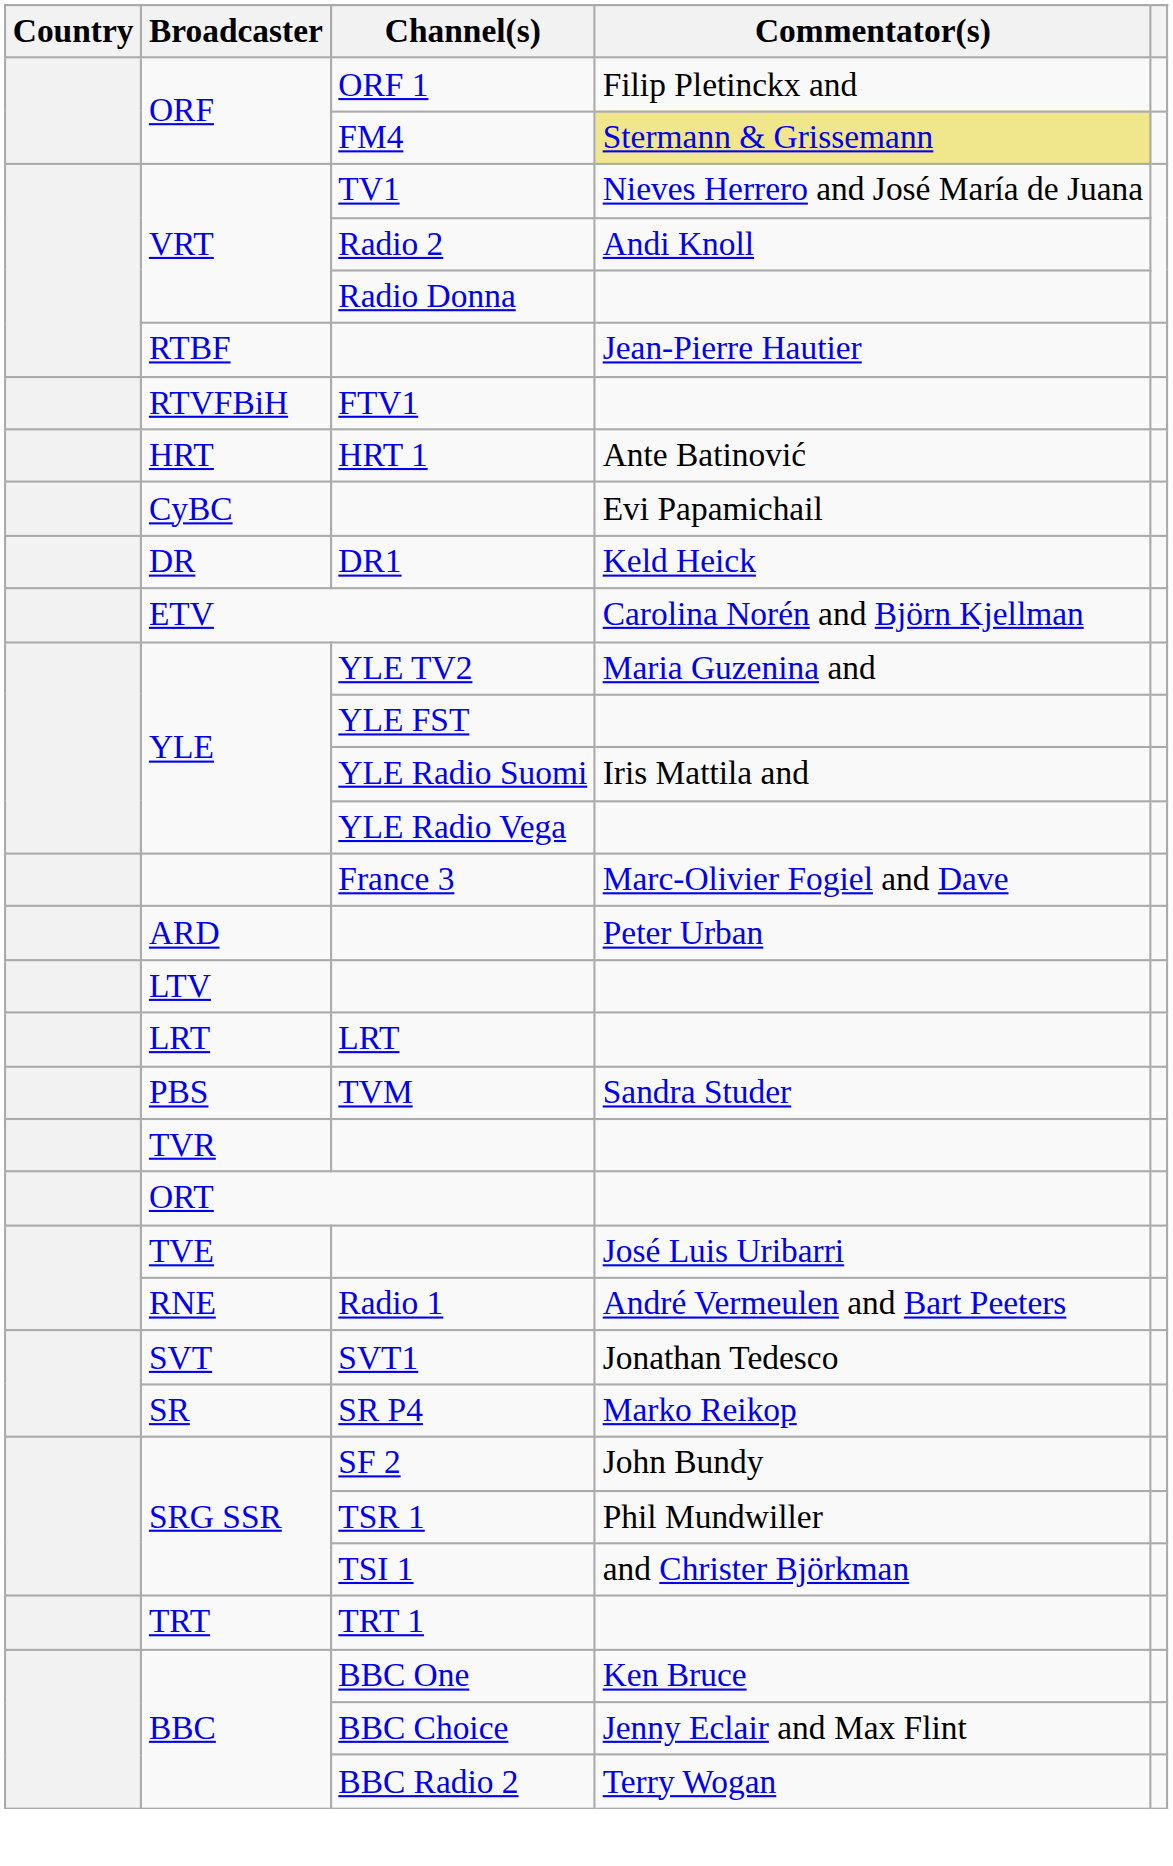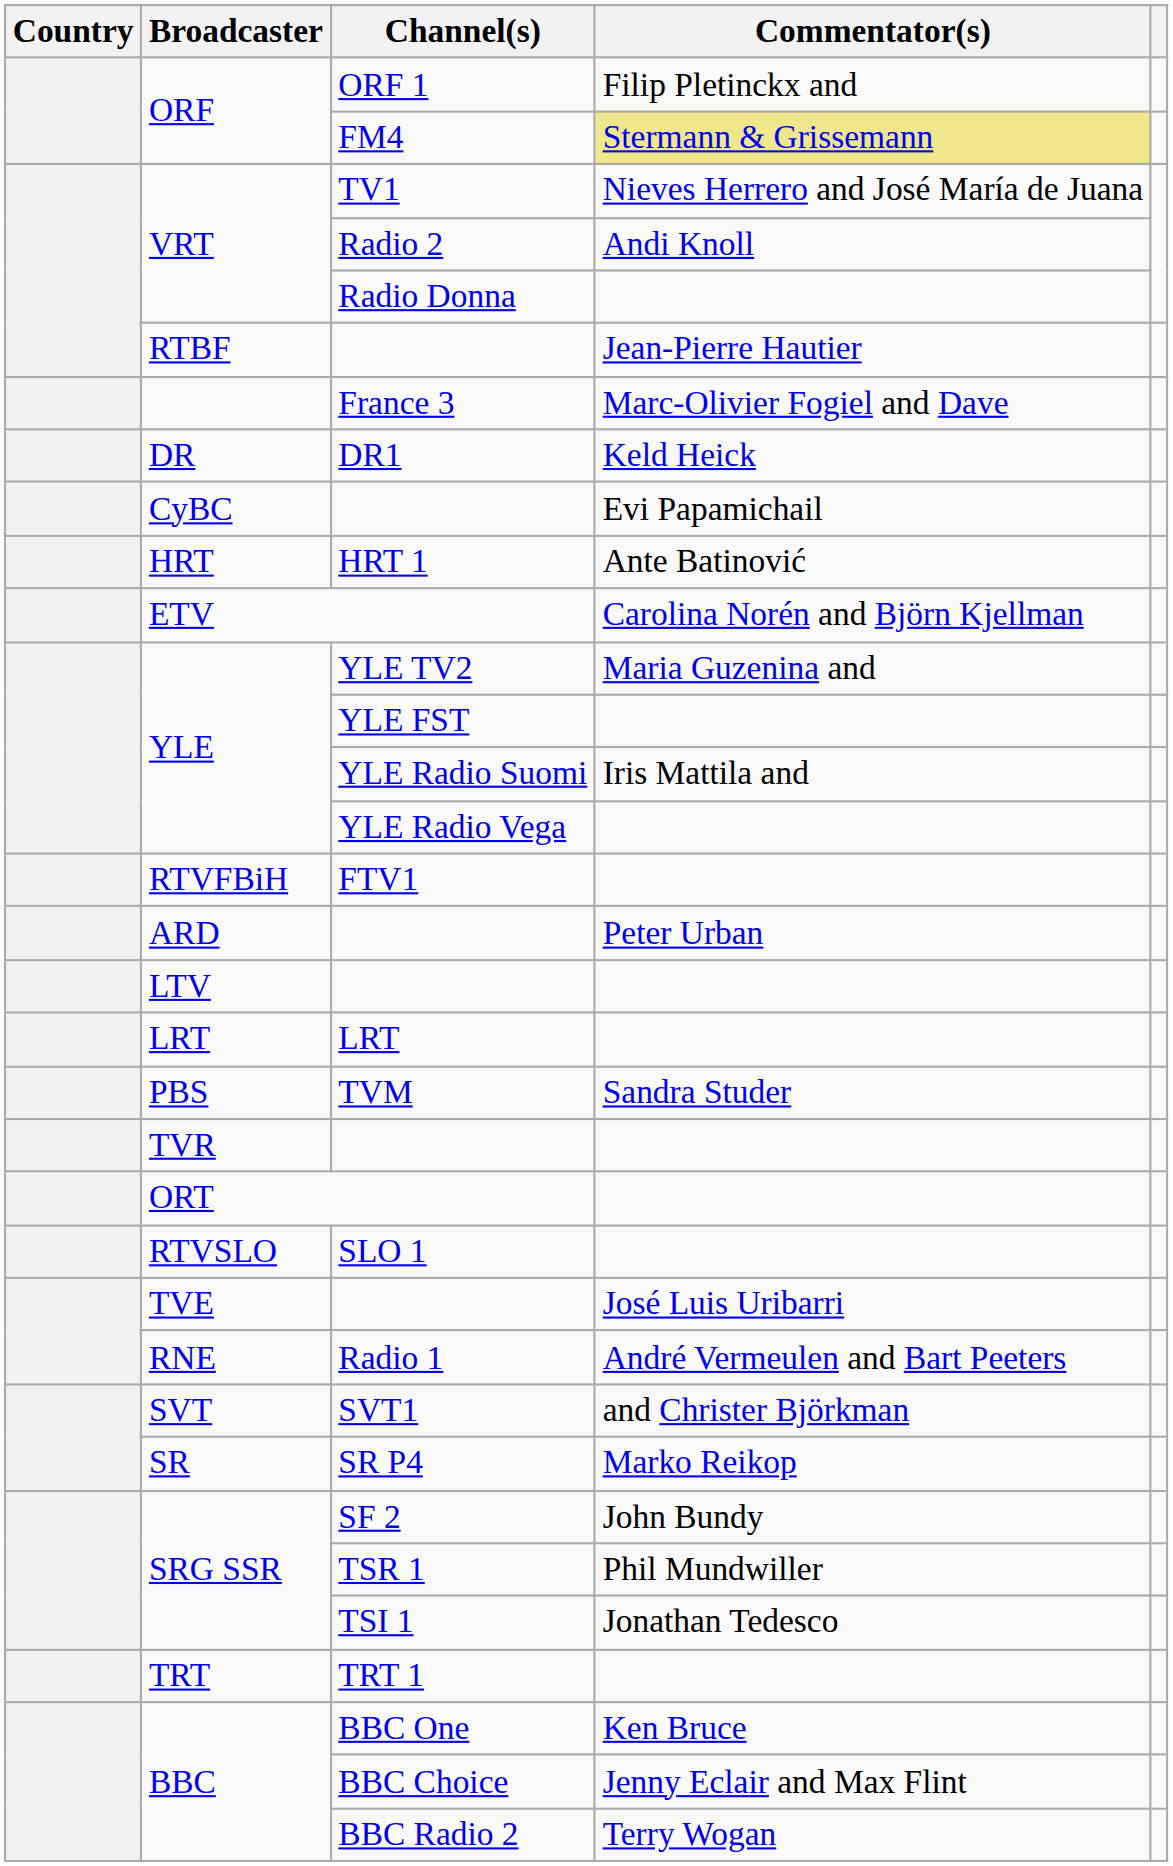rows swapped: (219, 402) <-> (236, 880)
rows swapped: (181, 455) <-> (172, 561)
+ row: (213, 1250)
(721, 1356) Jonathan Tedesco -> (756, 1409) and Christer Björkman
(756, 1568) and Christer Björkman -> (721, 1622) Jonathan Tedesco
